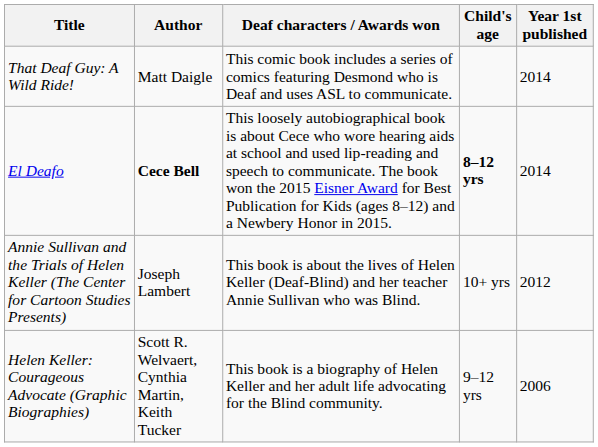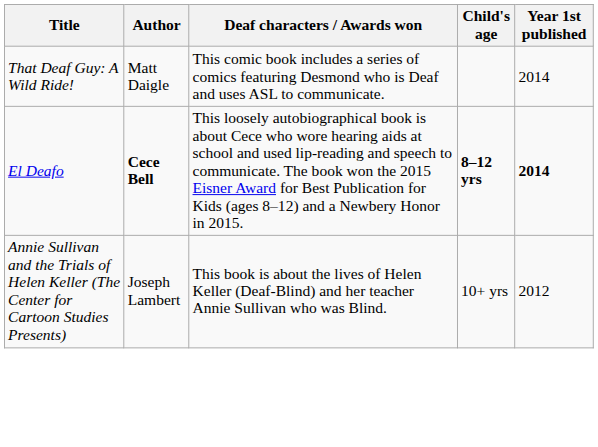(535, 170) normal -> (534, 170) bold
- row: (67, 385)
